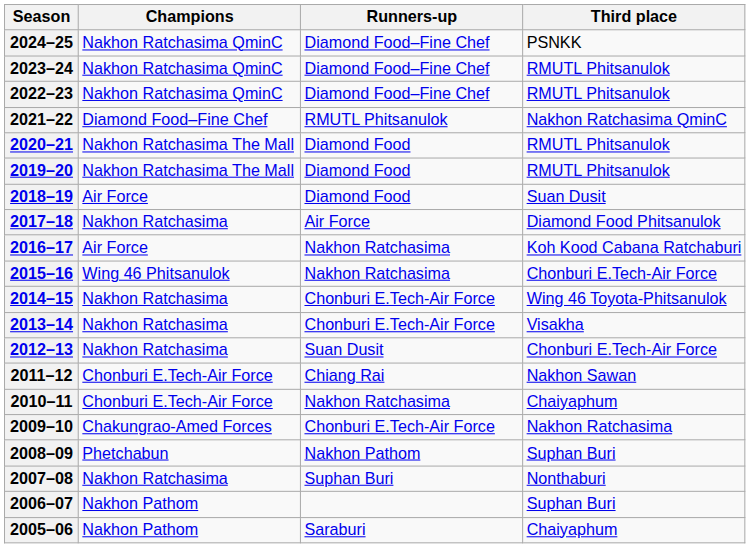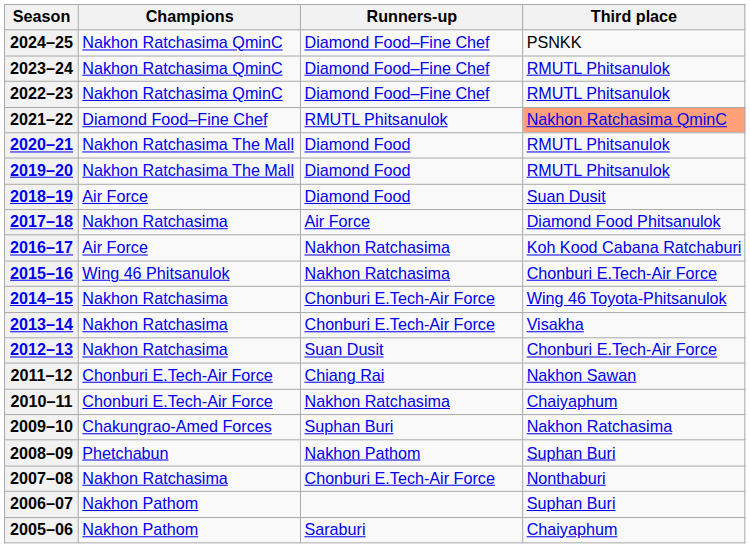(627, 119) no background -> (627, 119) lightsalmon background
(400, 427) Chonburi E.Tech-Air Force -> (349, 427) Suphan Buri
(349, 478) Suphan Buri -> (400, 478) Chonburi E.Tech-Air Force
